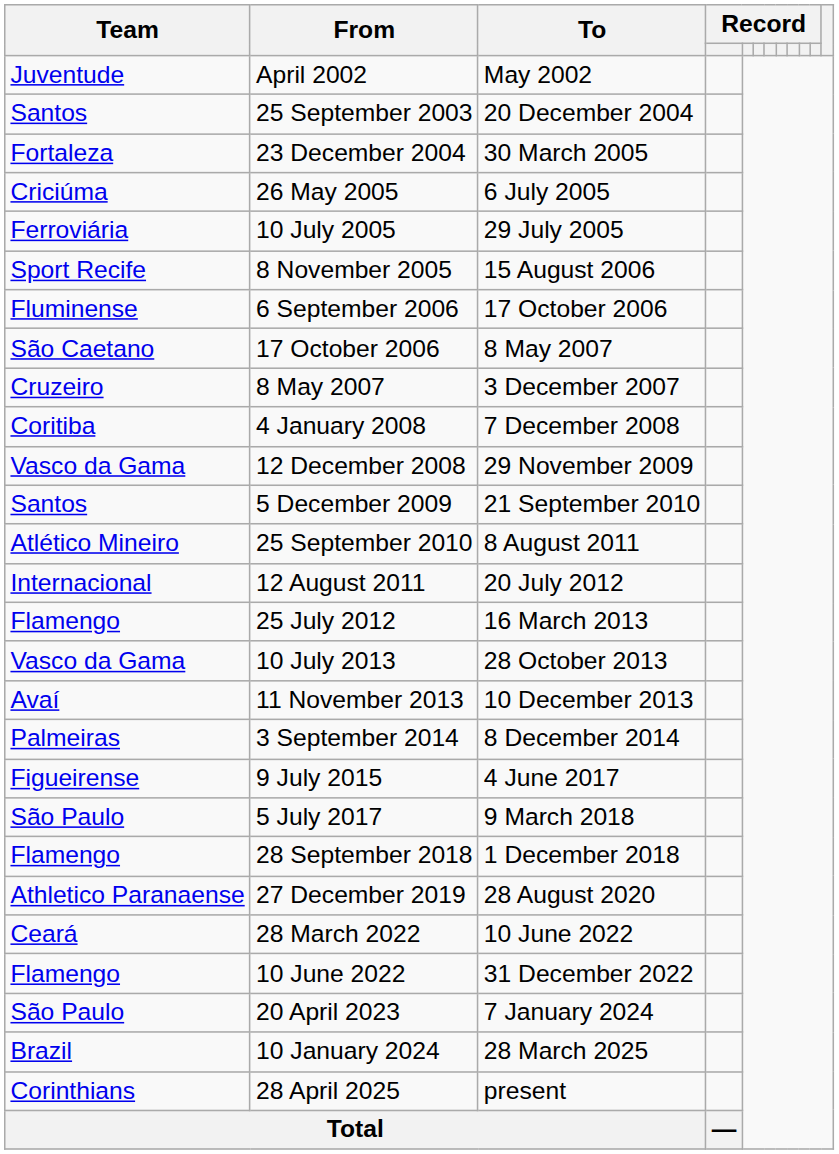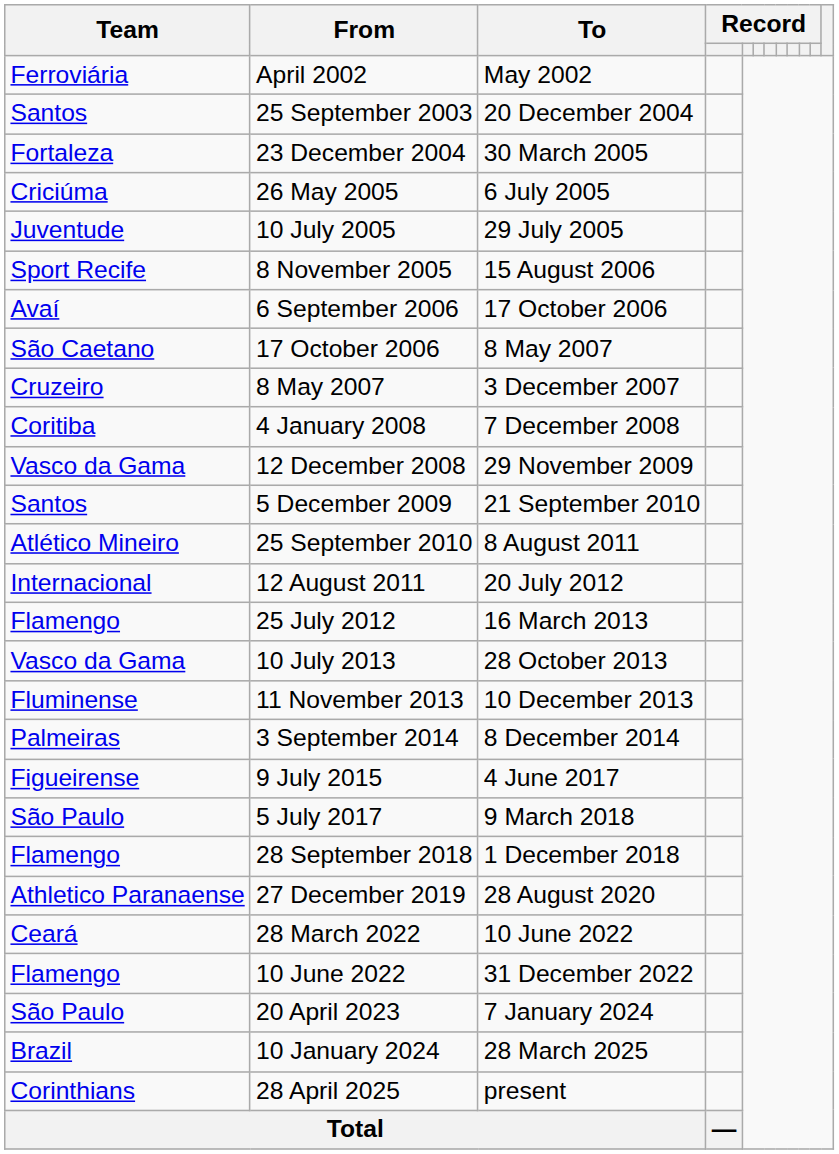(67, 74) Juventude -> (69, 74) Ferroviária
(69, 230) Ferroviária -> (67, 230) Juventude
(74, 308) Fluminense -> (35, 308) Avaí
(35, 699) Avaí -> (74, 699) Fluminense
